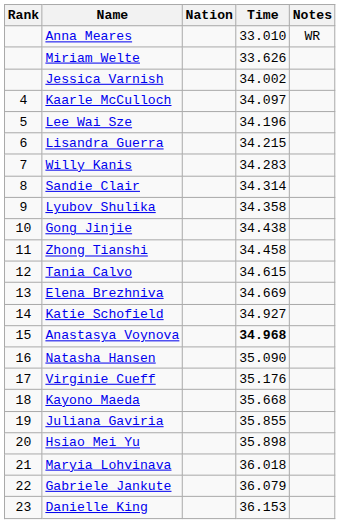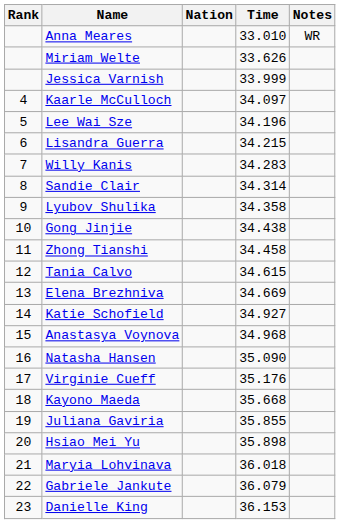(263, 79) 34.002 -> (263, 79) 33.999
(263, 336) bold -> (263, 336) normal
